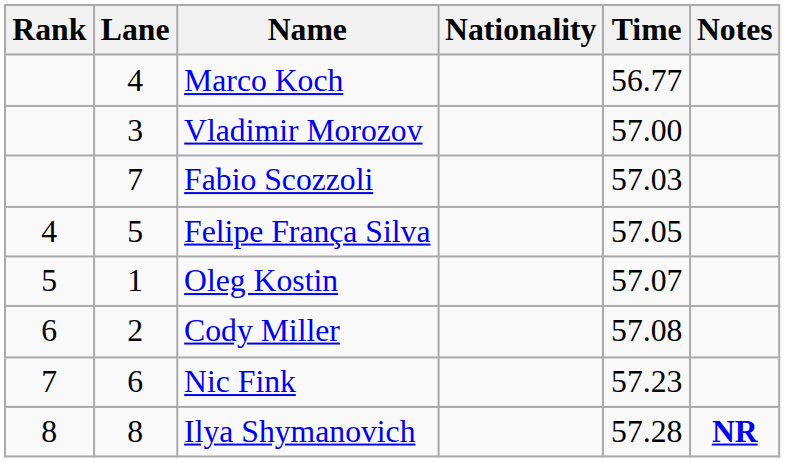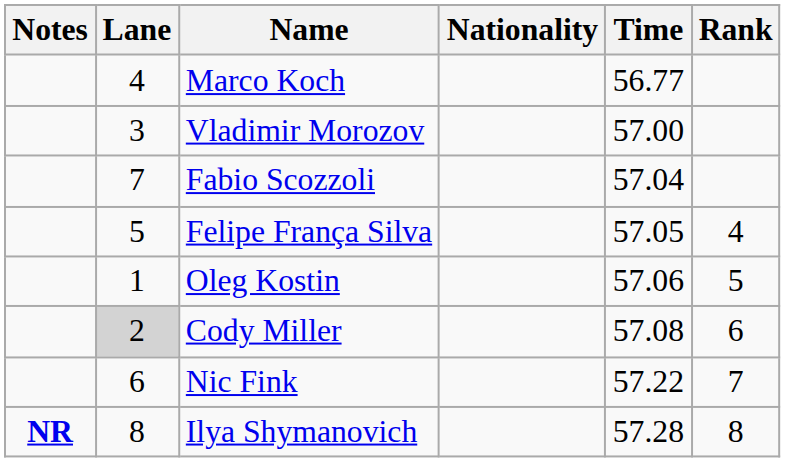columns swapped: (49, 29) <-> (735, 29)
(647, 180) 57.03 -> (648, 180) 57.04
(647, 280) 57.07 -> (648, 280) 57.06
(135, 331) no background -> (137, 331) lightgrey background
(647, 381) 57.23 -> (648, 381) 57.22
